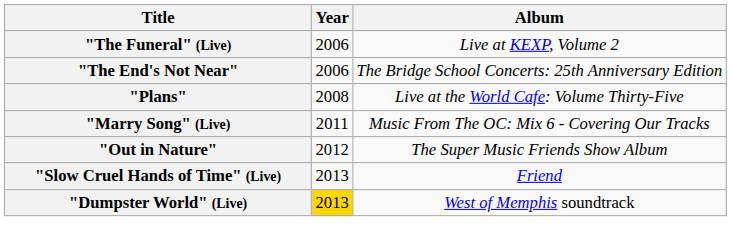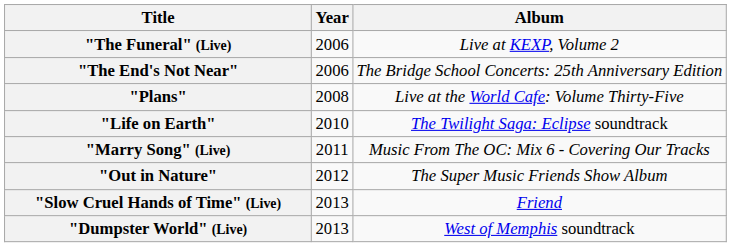+ row: (158, 123)
(332, 202) gold background -> (332, 228) no background
